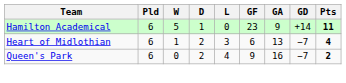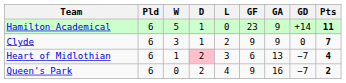+ row: (20, 41)
(202, 41) no background -> (202, 56) pink background
